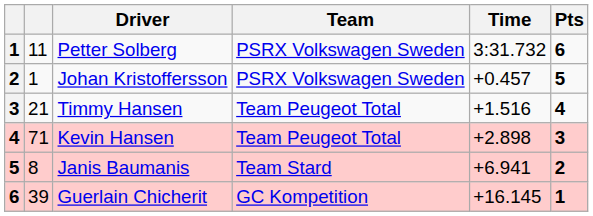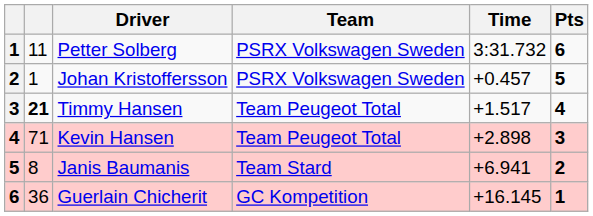(38, 108) normal -> (38, 108) bold
(502, 108) +1.516 -> (502, 108) +1.517
(38, 197) 39 -> (38, 197) 36
